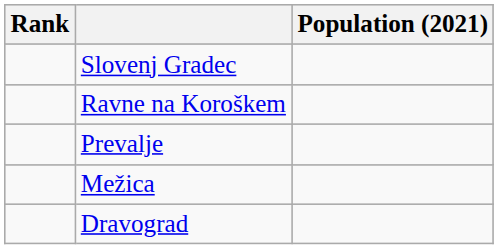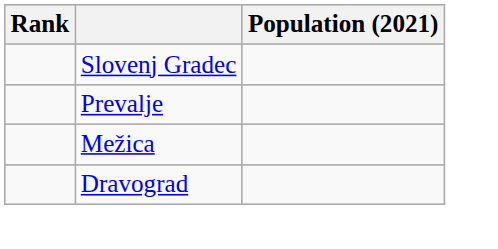- row: (183, 104)
